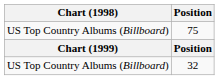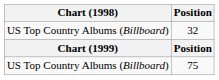rows swapped: (193, 30) <-> (193, 65)
